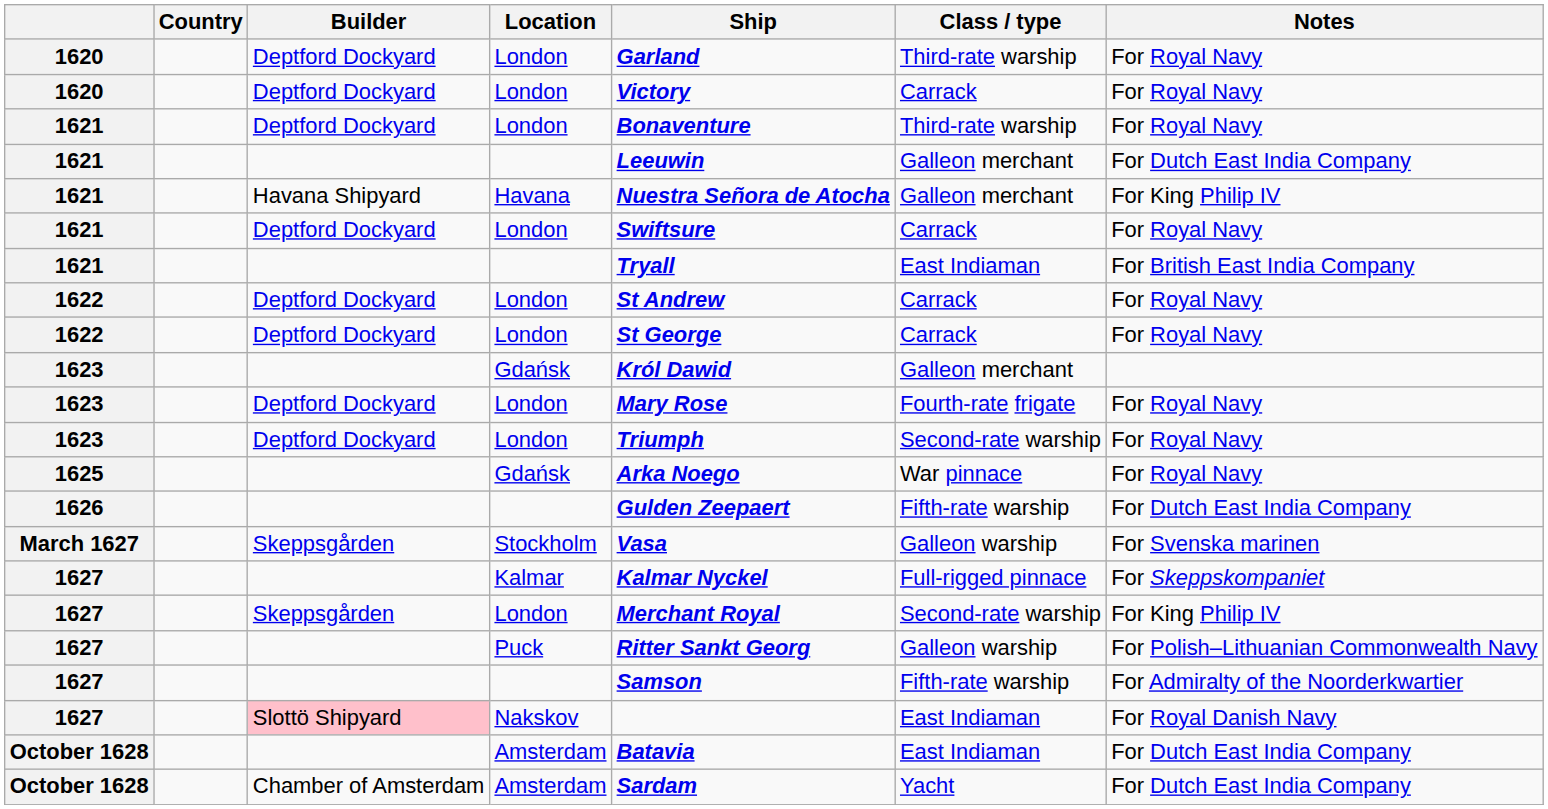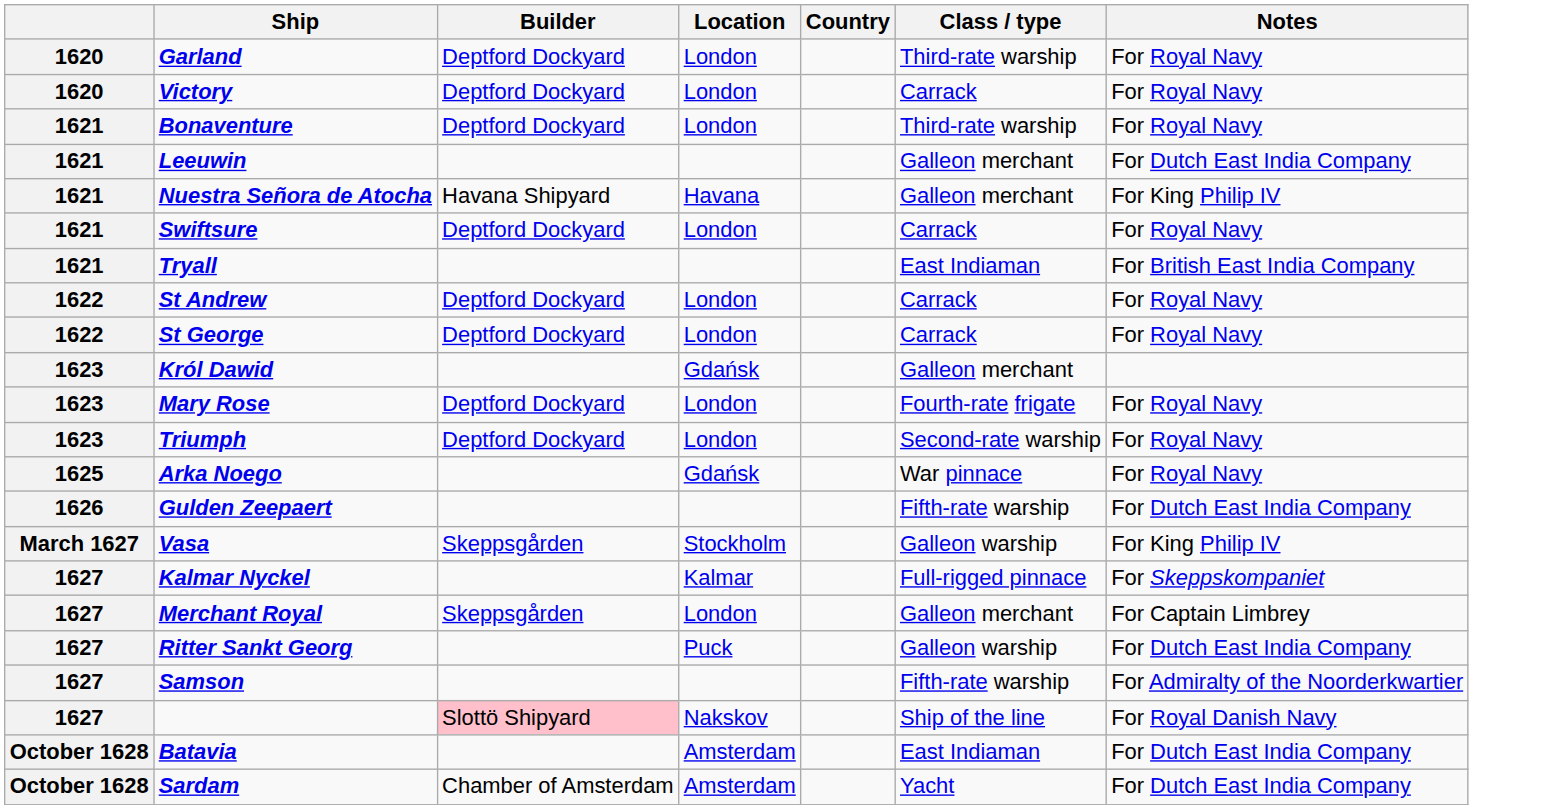columns swapped: (201, 21) <-> (753, 21)
(1215, 543) For Svenska marinen -> (1196, 543) For King Philip IV
(1001, 612) Second-rate warship -> (986, 612) Galleon merchant
(1196, 612) For King Philip IV -> (1210, 612) For Captain Limbrey
(1324, 647) For Polish–Lithuanian Commonwealth Navy -> (1261, 647) For Dutch East India Company
(970, 717) East Indiaman -> (972, 717) Ship of the line
